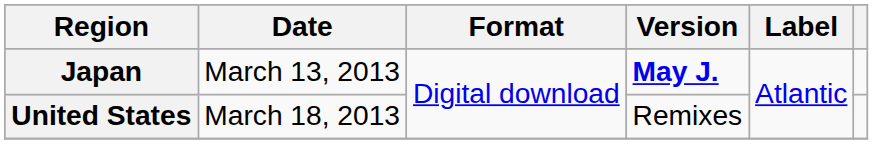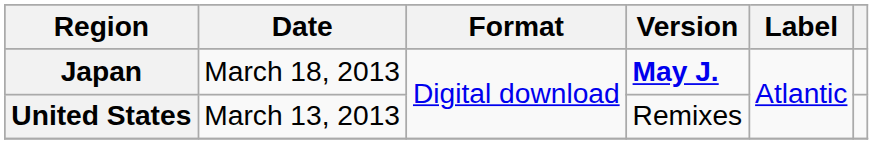(302, 71) March 13, 2013 -> (302, 71) March 18, 2013
(302, 116) March 18, 2013 -> (302, 116) March 13, 2013
